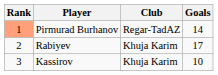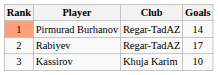(150, 45) Khuja Karim -> (152, 45) Regar-TadAZ
